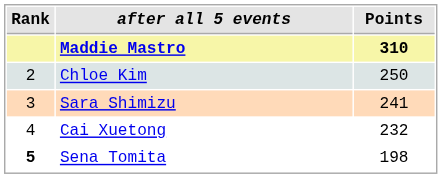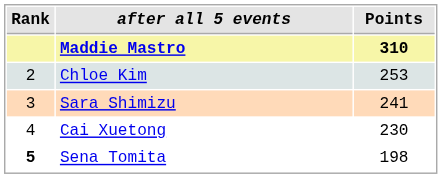(394, 76) 250 -> (394, 76) 253
(394, 131) 232 -> (394, 131) 230
